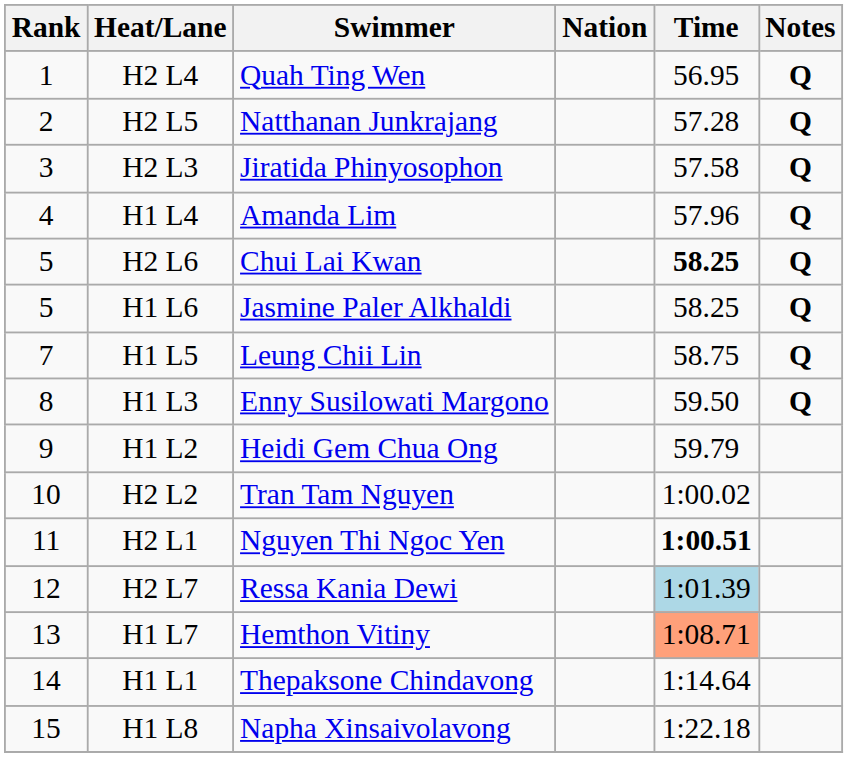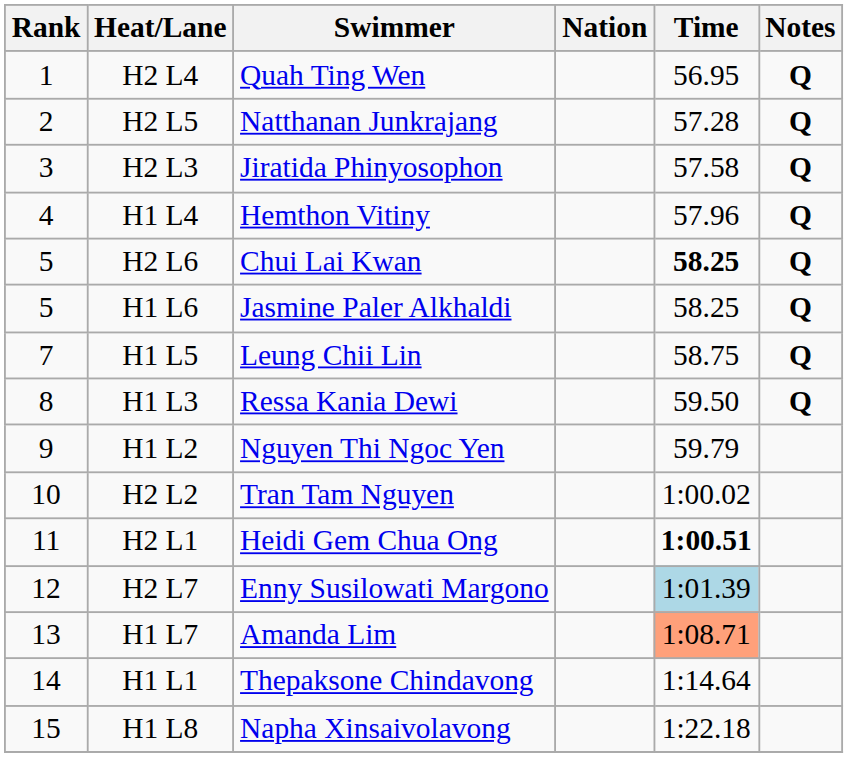(318, 214) Amanda Lim -> (335, 214) Hemthon Vitiny
(394, 401) Enny Susilowati Margono -> (349, 401) Ressa Kania Dewi
(369, 448) Heidi Gem Chua Ong -> (372, 448) Nguyen Thi Ngoc Yen
(372, 541) Nguyen Thi Ngoc Yen -> (369, 541) Heidi Gem Chua Ong
(349, 588) Ressa Kania Dewi -> (394, 588) Enny Susilowati Margono
(335, 634) Hemthon Vitiny -> (318, 634) Amanda Lim
